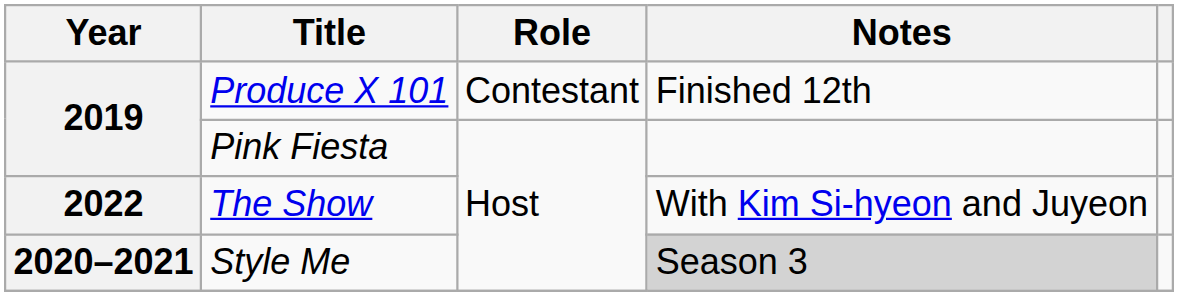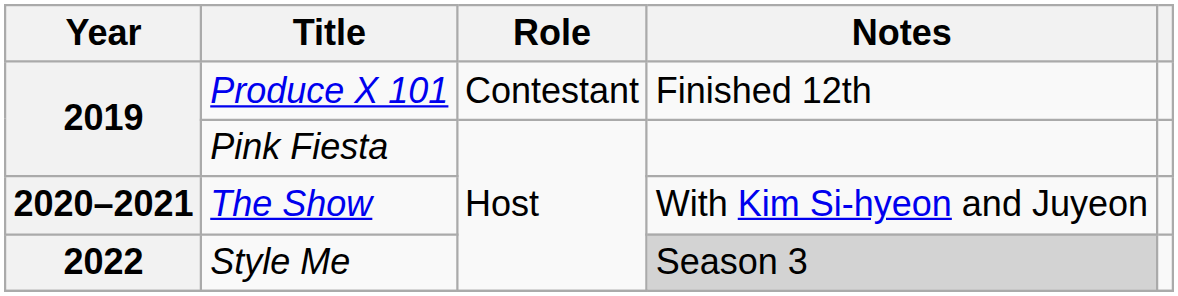(104, 204) 2022 -> (104, 204) 2020–2021
(104, 261) 2020–2021 -> (104, 261) 2022
